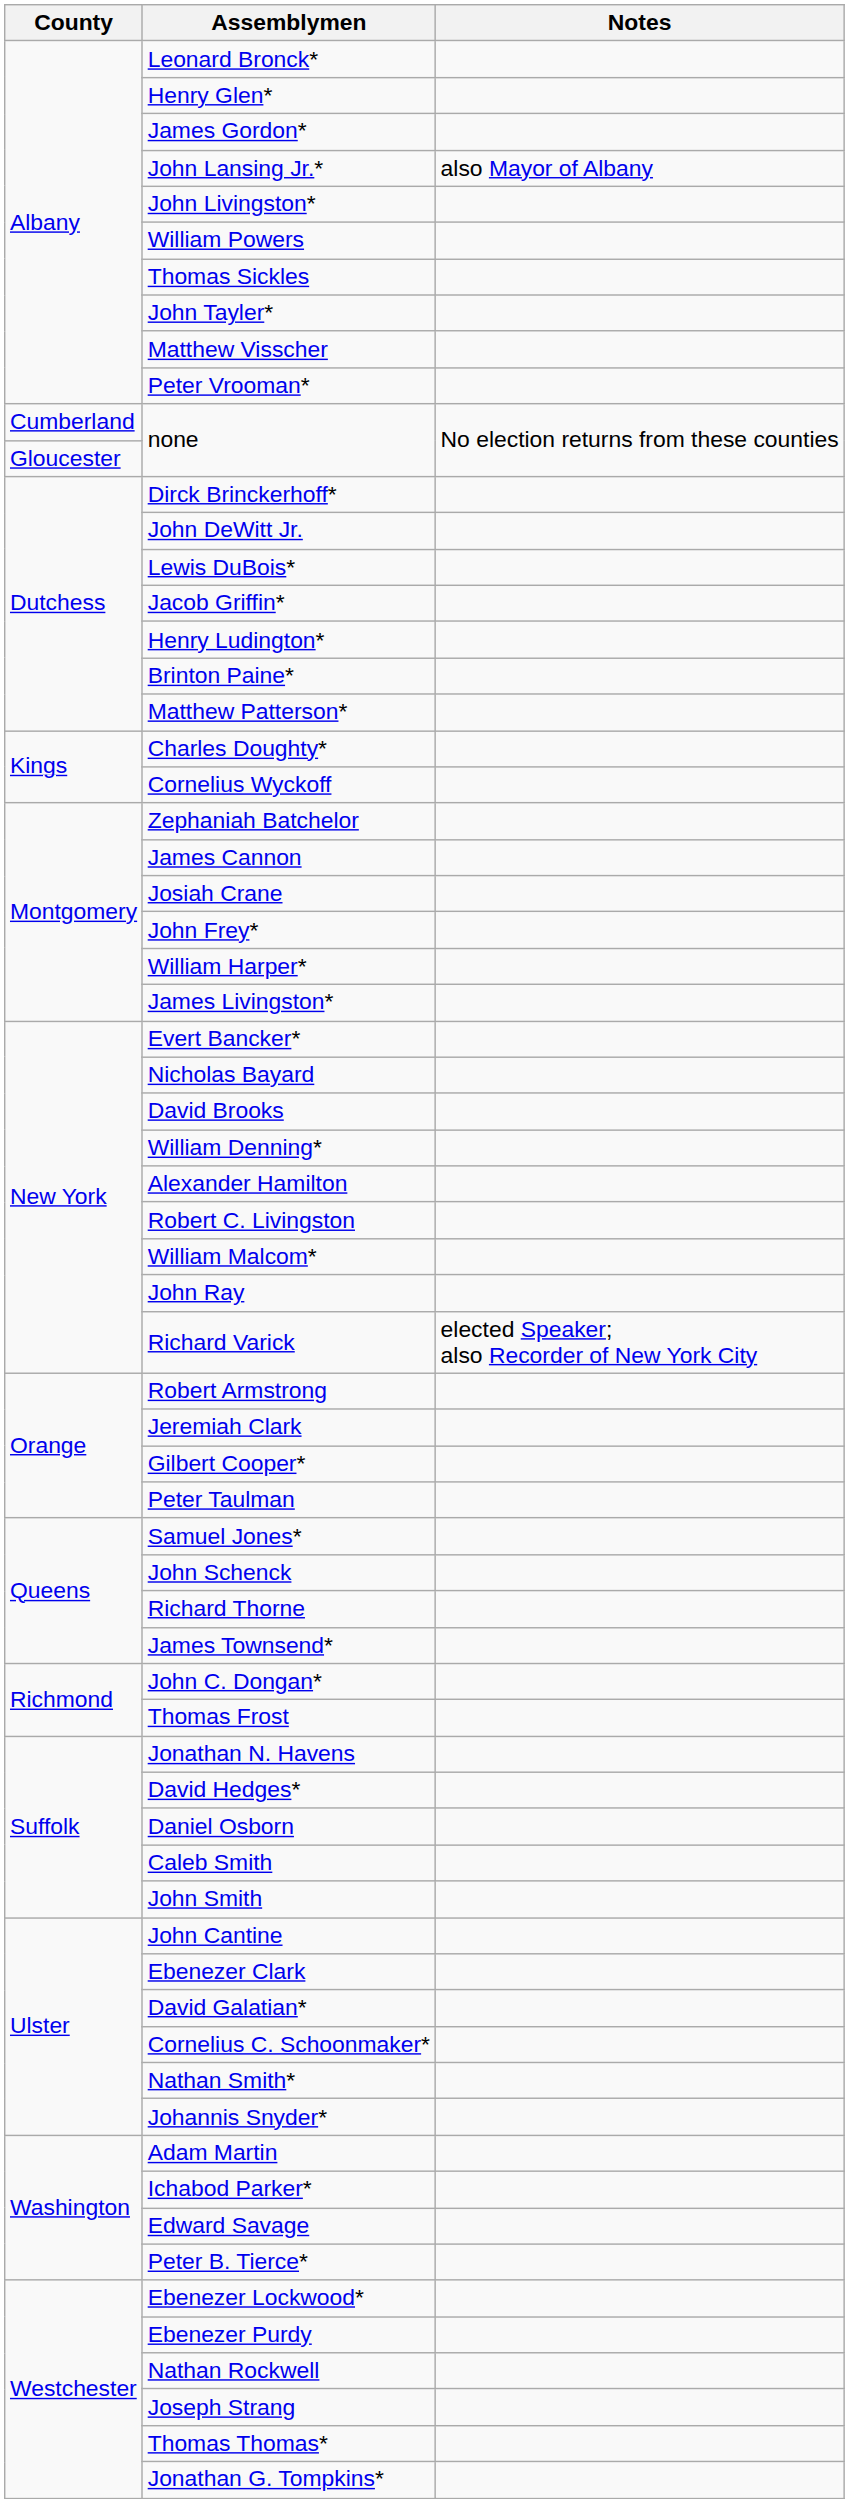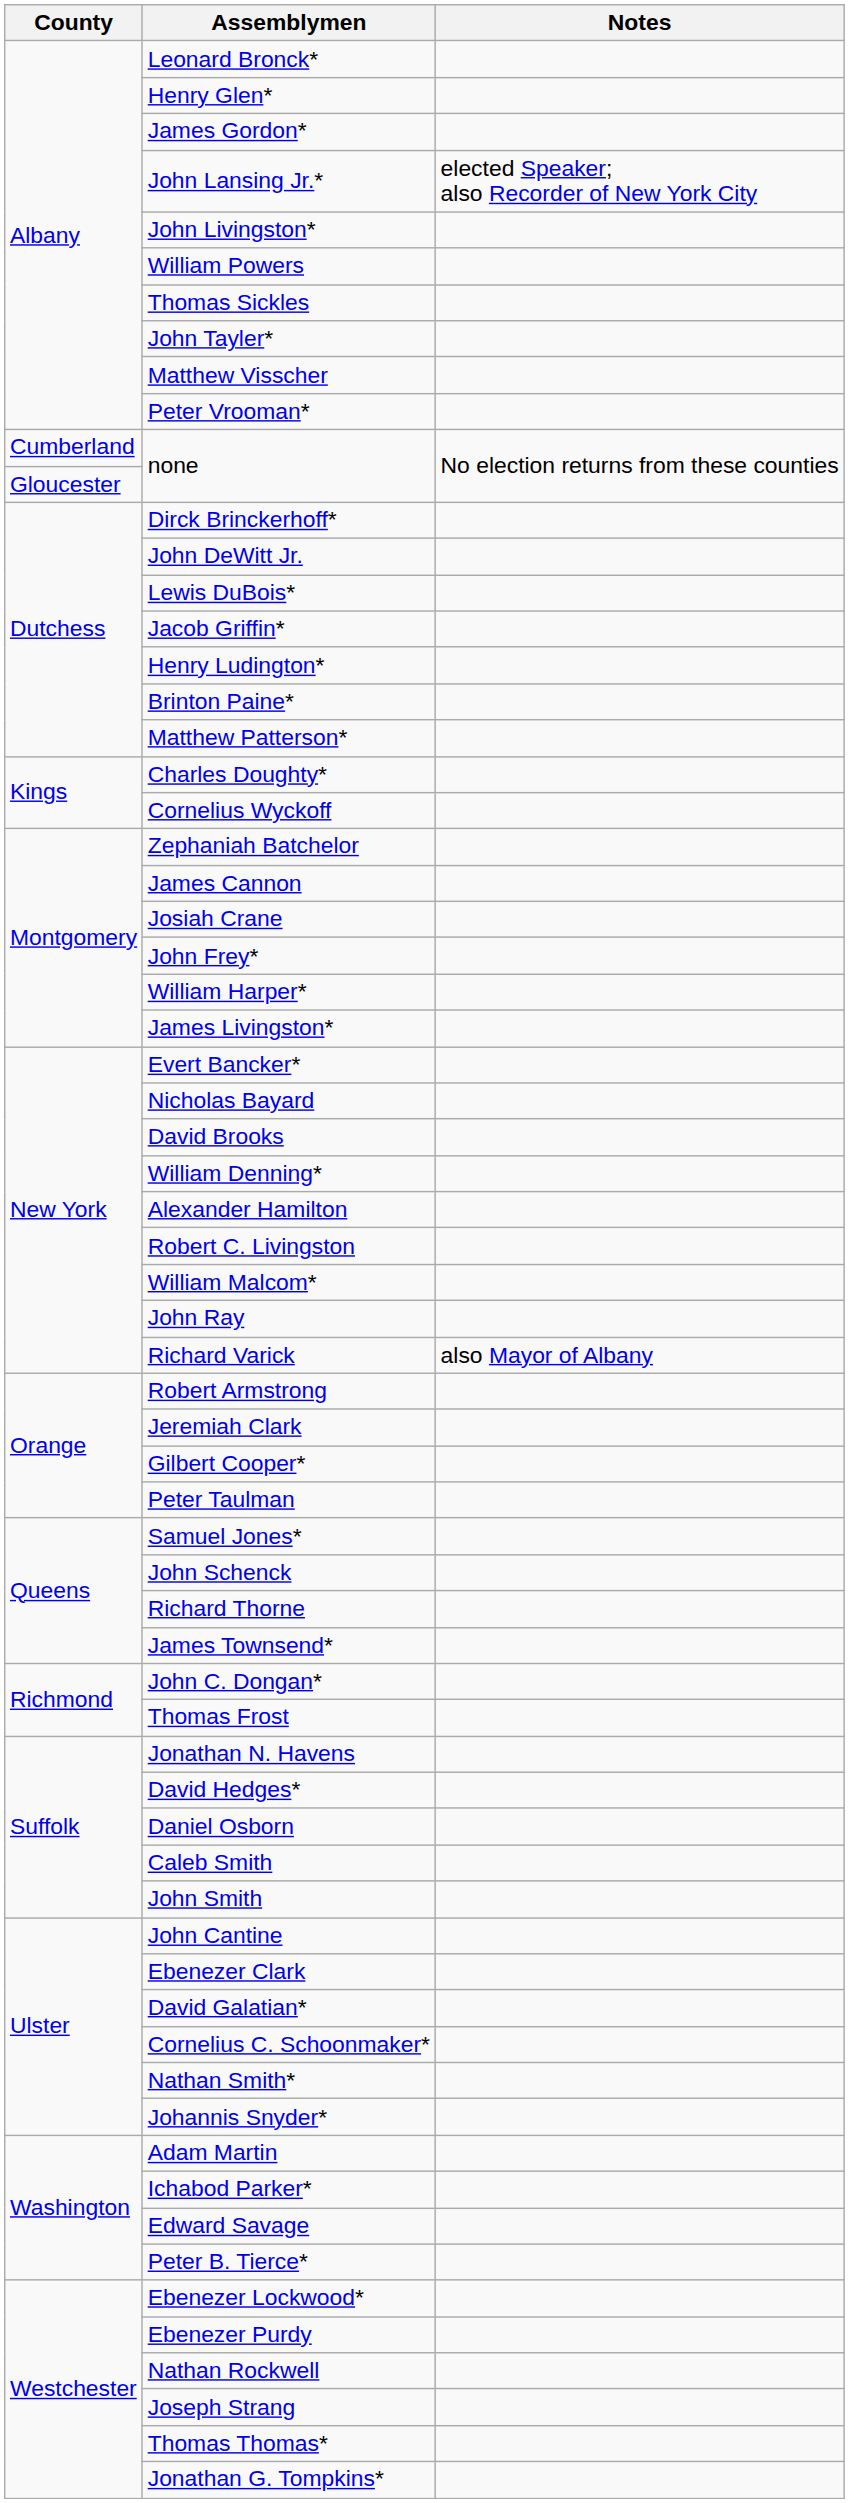(547, 167) also Mayor of Albany -> (599, 180) elected Speaker; also Recorder of New York City
(599, 1341) elected Speaker; also Recorder of New York City -> (547, 1354) also Mayor of Albany
